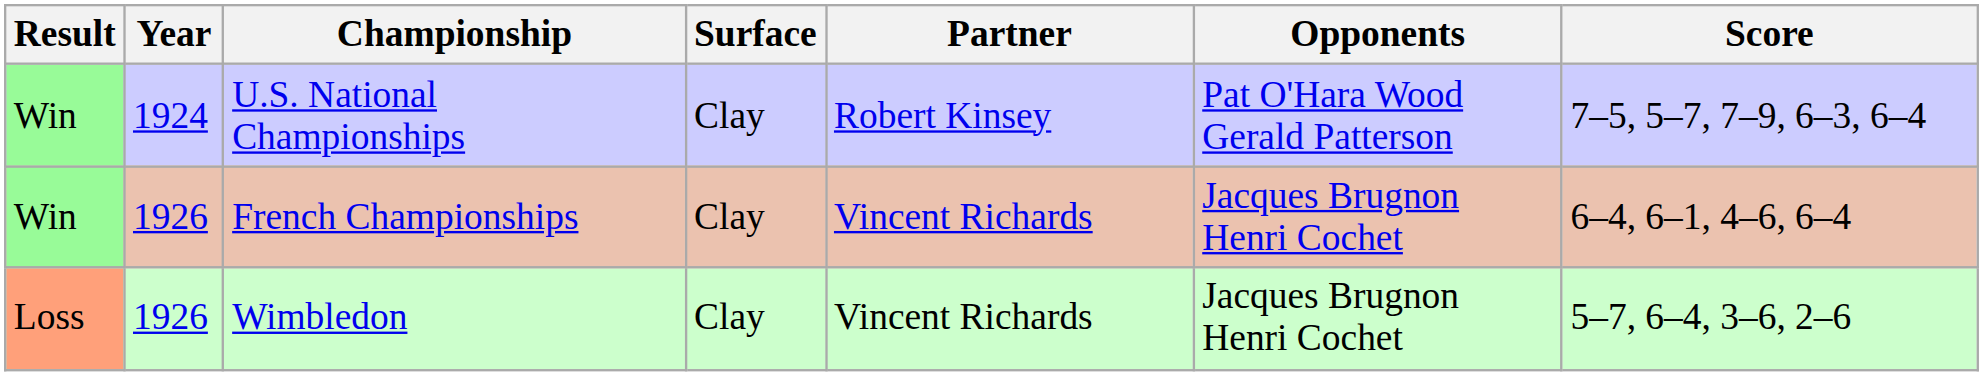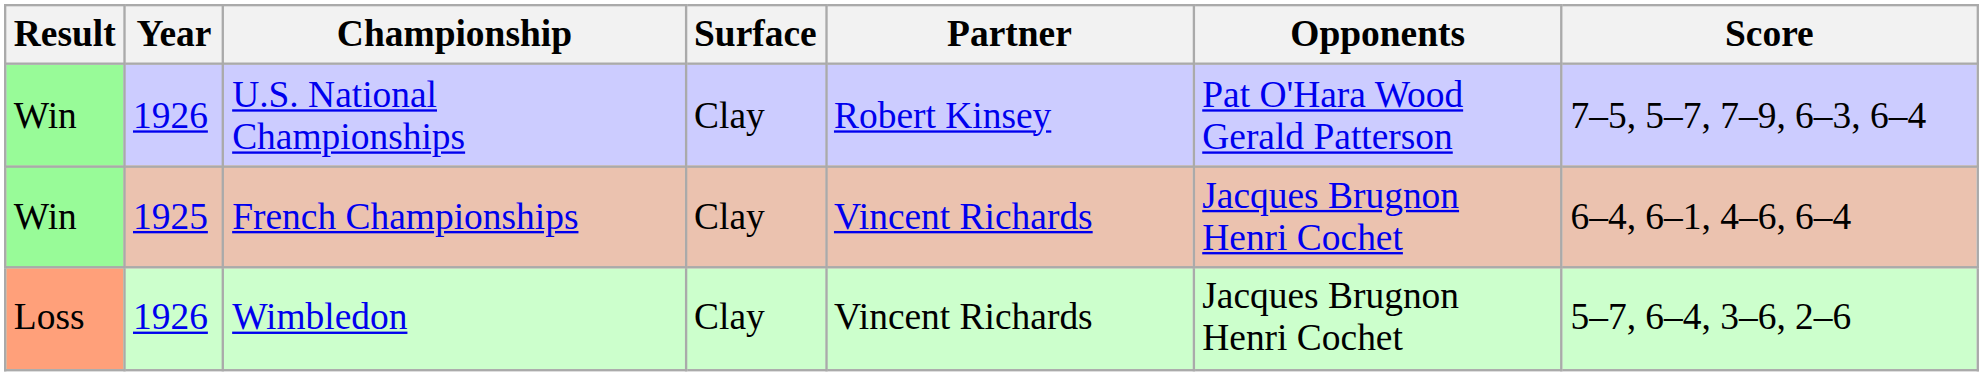(170, 114) 1924 -> (170, 114) 1926
(170, 216) 1926 -> (170, 216) 1925
